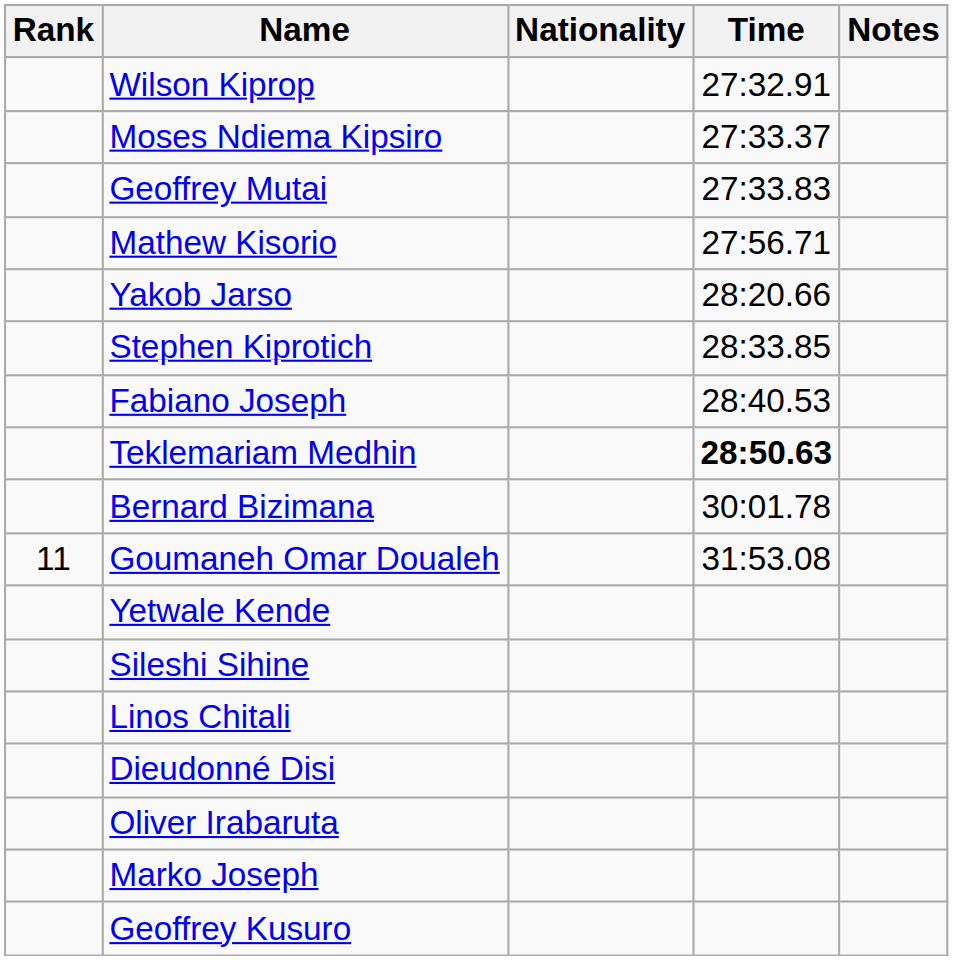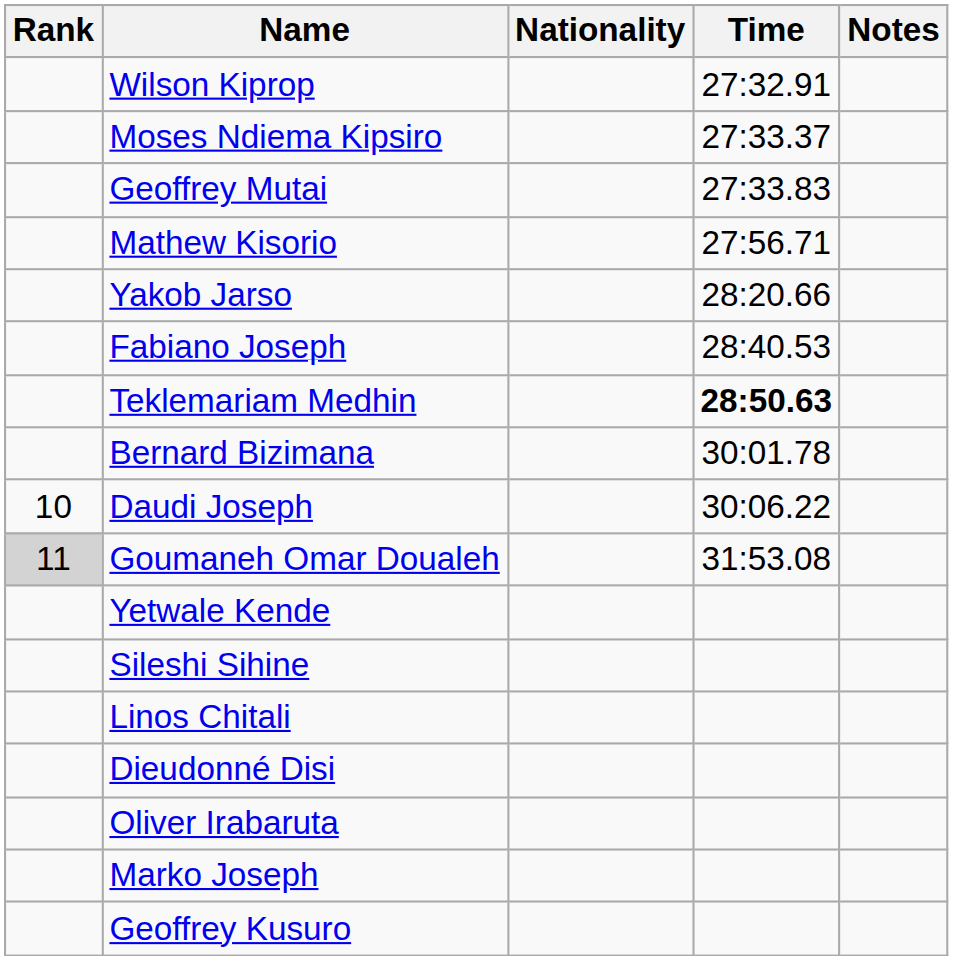- row: (241, 347)
+ row: (211, 505)
(53, 558) no background -> (53, 558) lightgrey background
